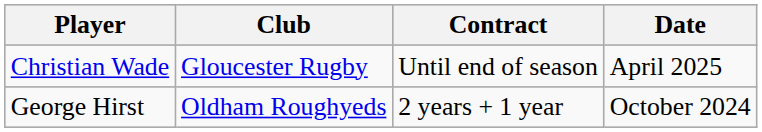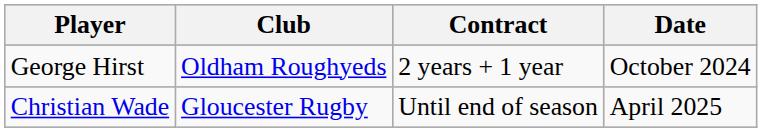rows swapped: (77, 106) <-> (90, 65)
